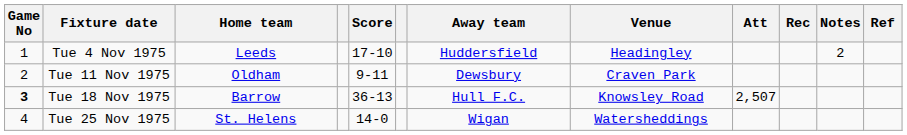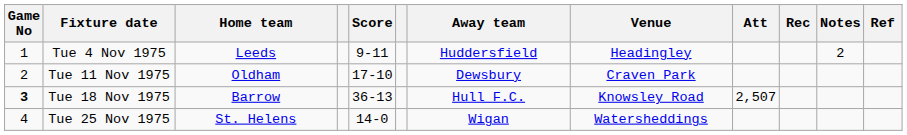(372, 53) 17-10 -> (372, 53) 9-11
(372, 75) 9-11 -> (372, 75) 17-10
